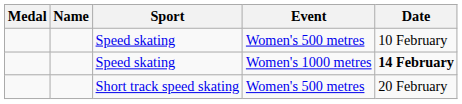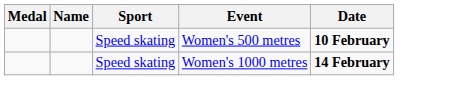(413, 40) normal -> (352, 40) bold
- row: (167, 87)
